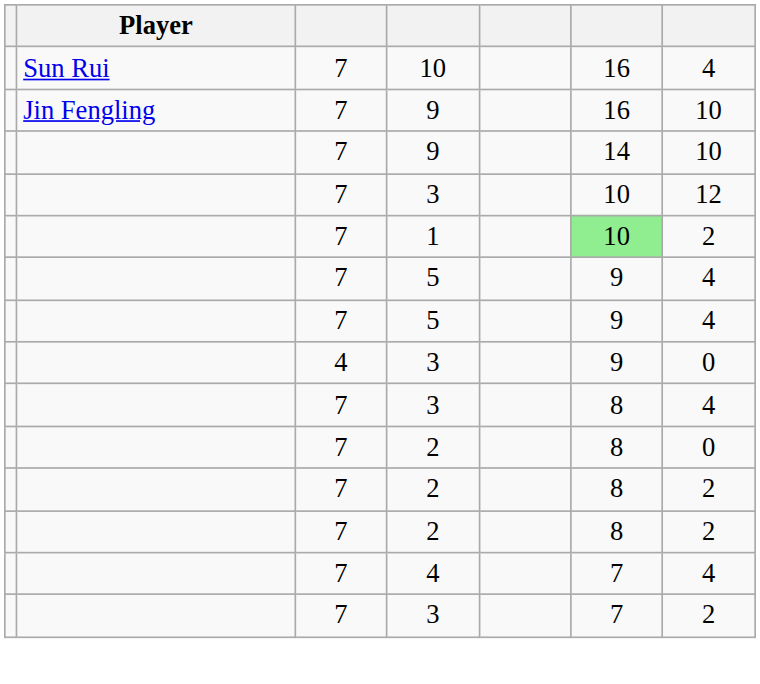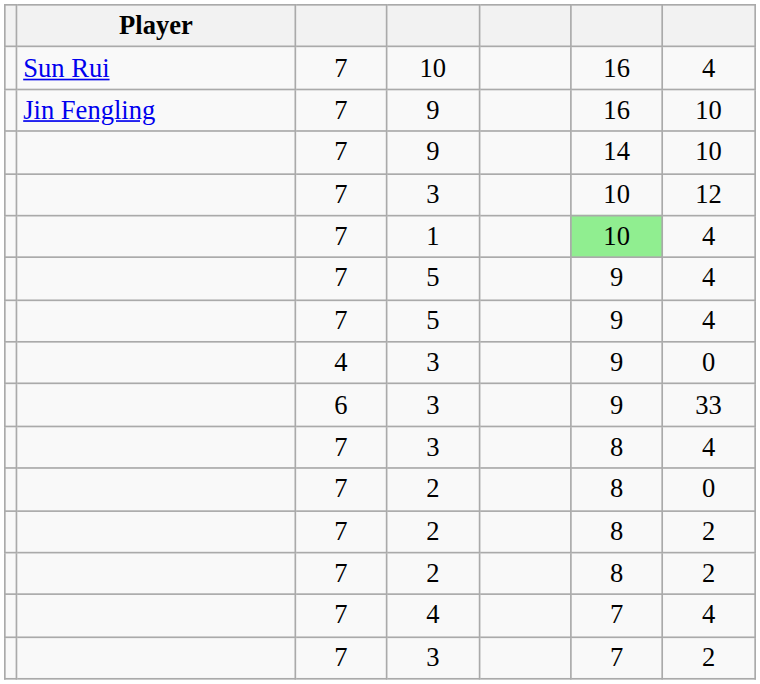(709, 236) 2 -> (709, 236) 4
+ row: (341, 404)
